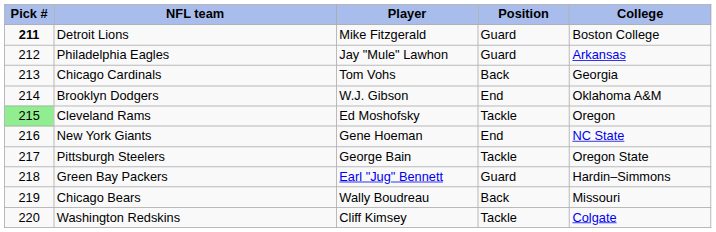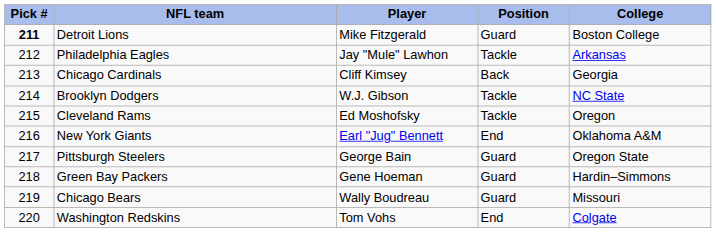(498, 55) Guard -> (499, 55) Tackle
(367, 75) Tom Vohs -> (373, 75) Cliff Kimsey
(492, 95) End -> (499, 95) Tackle
(617, 95) Oklahoma A&M -> (598, 95) NC State
(29, 116) lightgreen background -> (29, 116) no background
(381, 136) Gene Hoeman -> (391, 136) Earl "Jug" Bennett
(598, 136) NC State -> (617, 136) Oklahoma A&M
(499, 156) Tackle -> (498, 156) Guard
(391, 177) Earl "Jug" Bennett -> (381, 177) Gene Hoeman
(495, 197) Back -> (498, 197) Guard
(373, 217) Cliff Kimsey -> (367, 217) Tom Vohs
(499, 217) Tackle -> (492, 217) End
